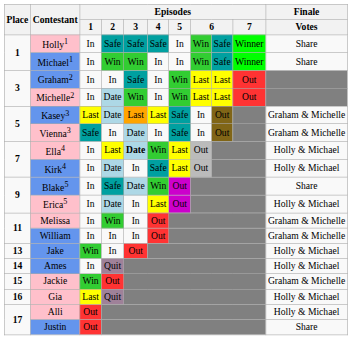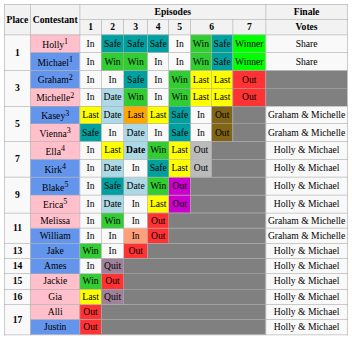(307, 186) Share -> (307, 186) Holly & Michael
(136, 236) no background -> (136, 236) lightsalmon background
(307, 281) Graham & Michelle -> (307, 281) Holly & Michael
(307, 327) Share -> (307, 327) Holly & Michael
